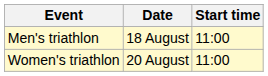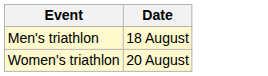- column: (228, 15)
